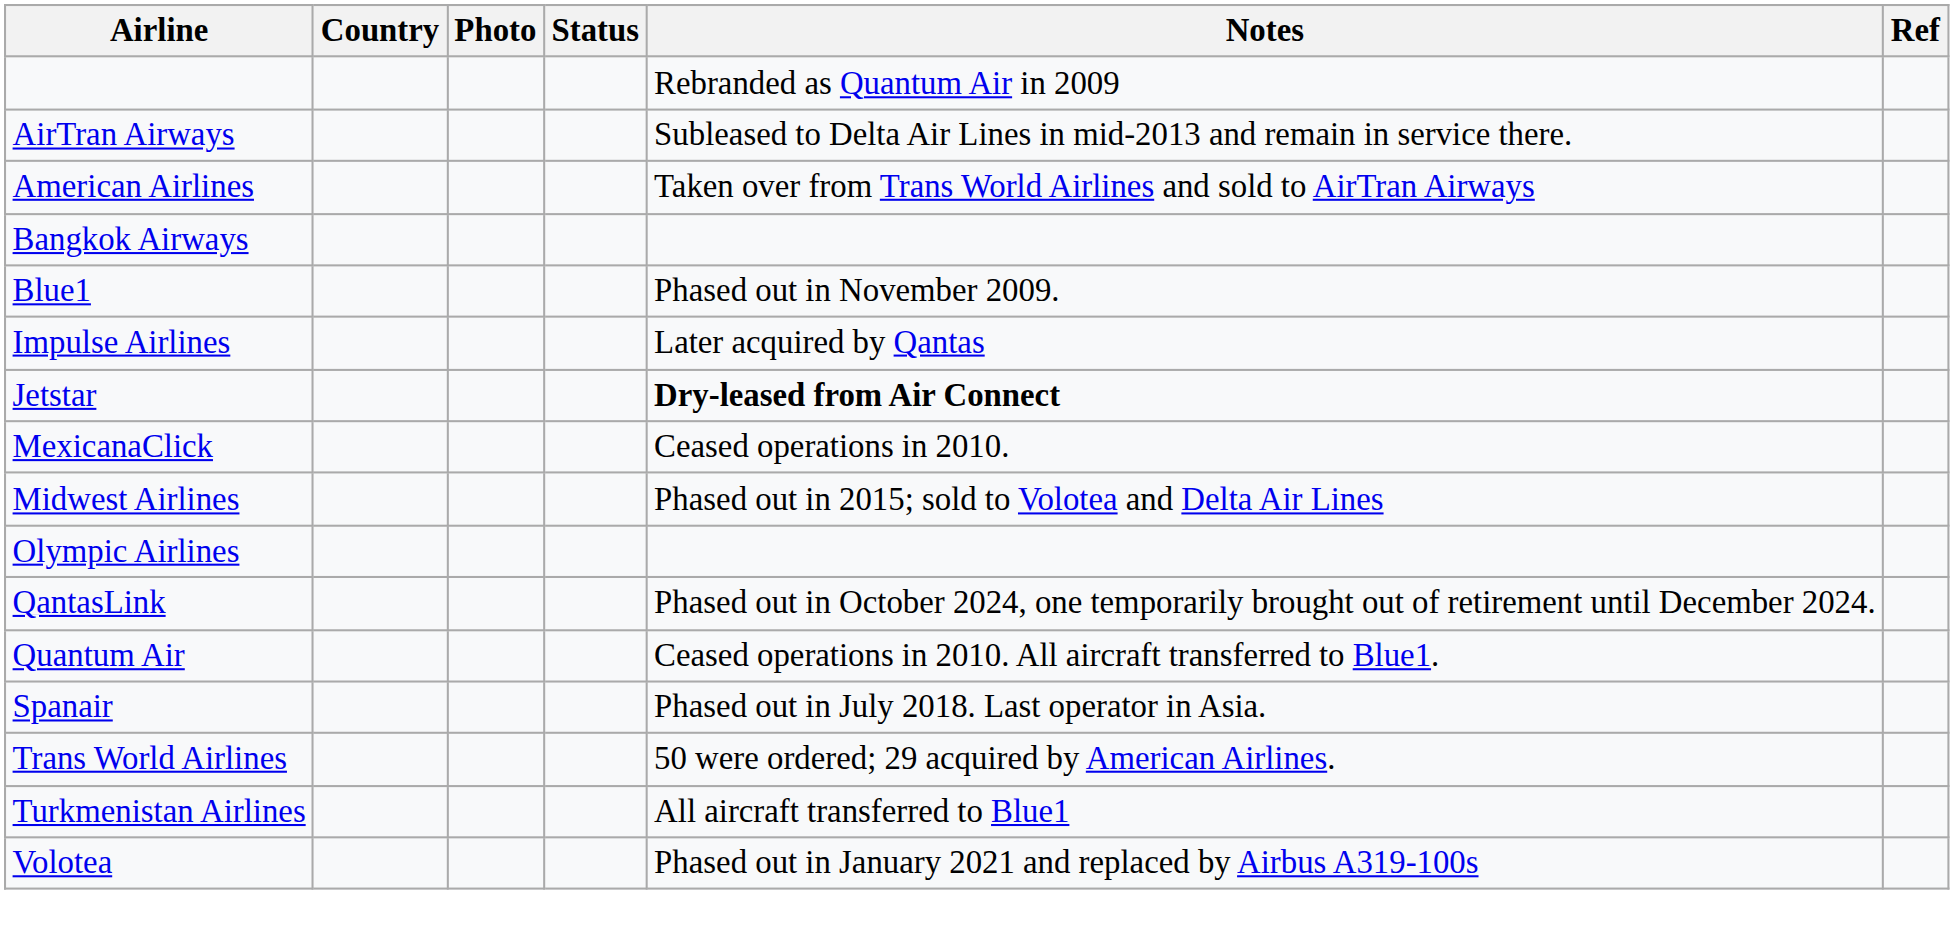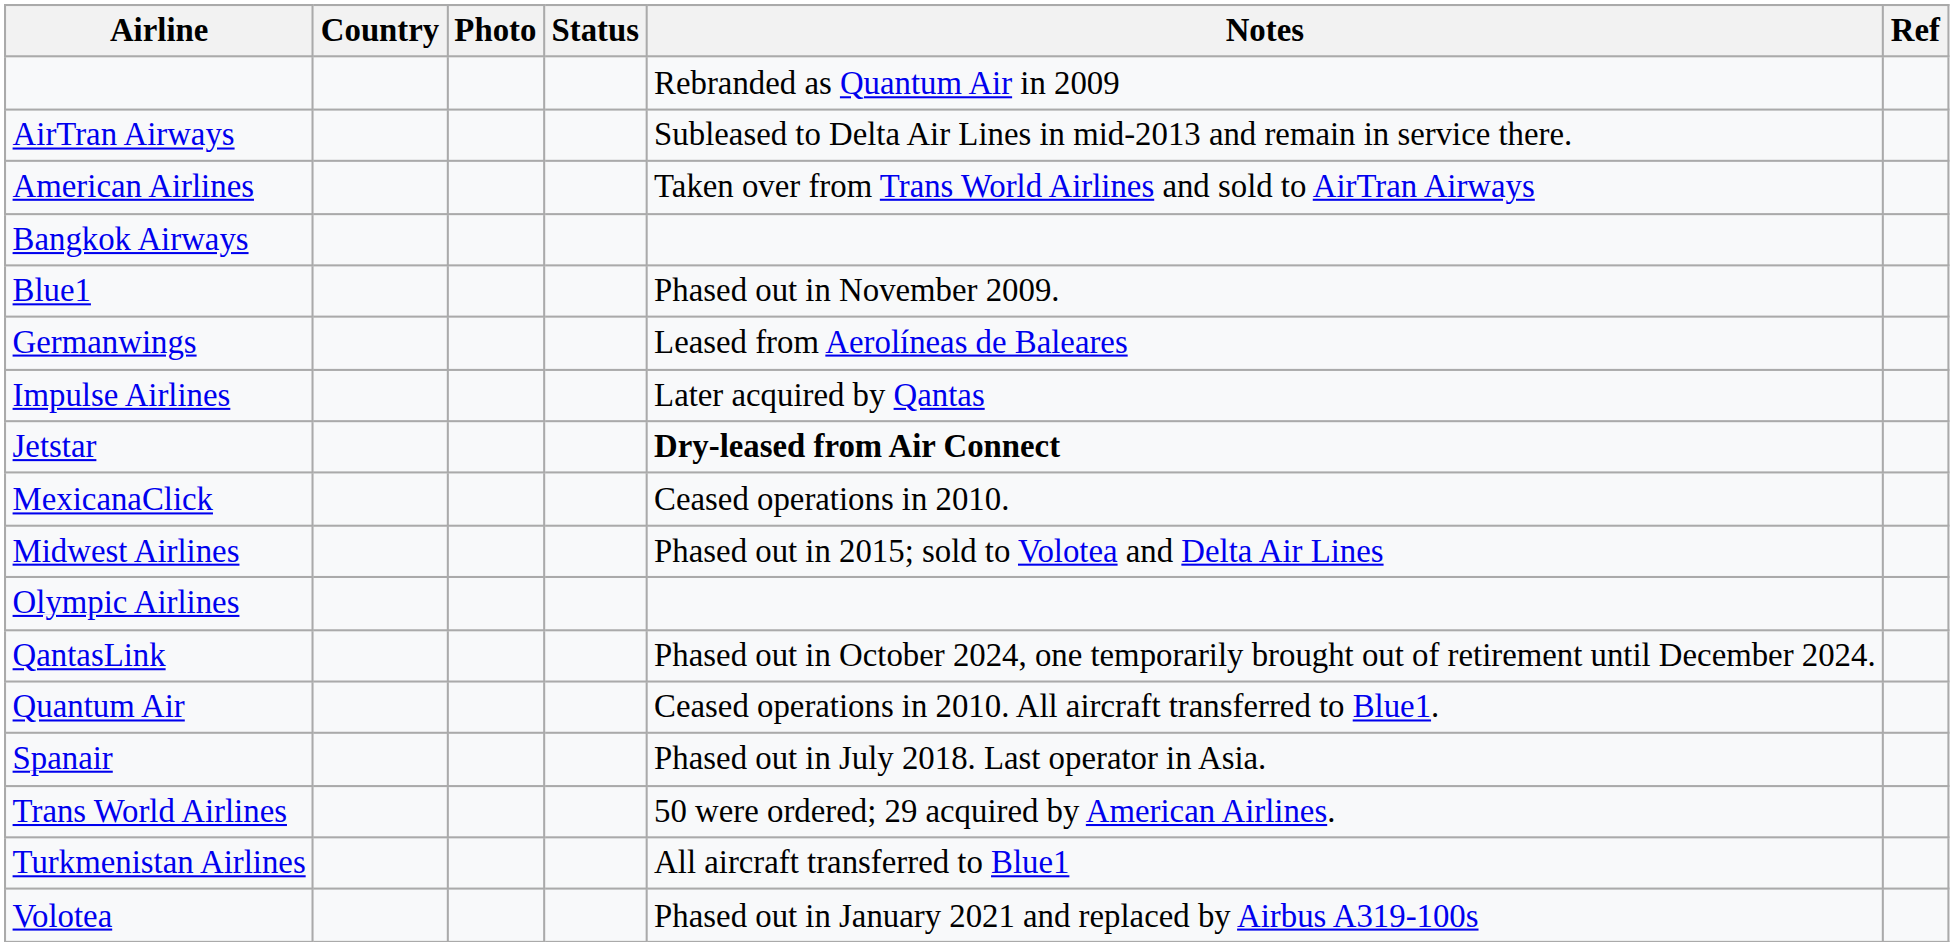+ row: (105, 342)
